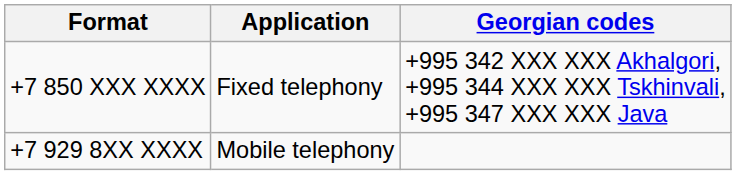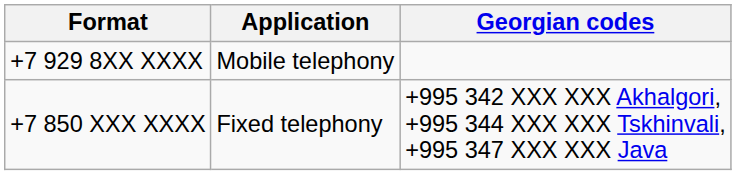rows swapped: (108, 86) <-> (107, 150)
